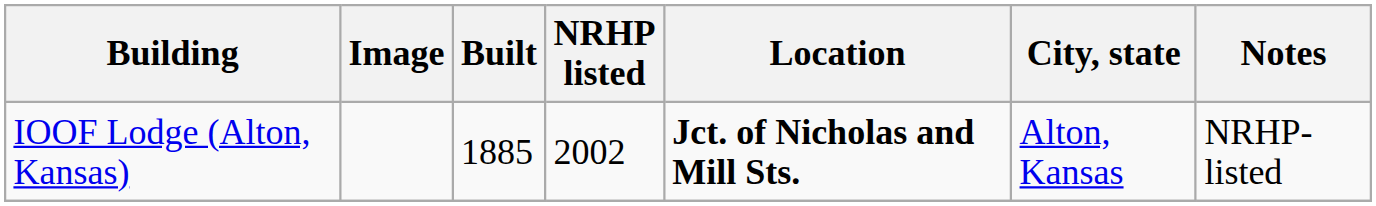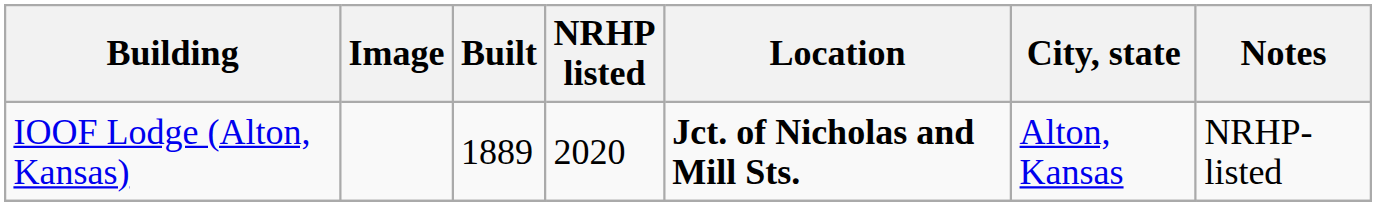(497, 150) 1885 -> (497, 150) 1889
(590, 150) 2002 -> (590, 150) 2020
